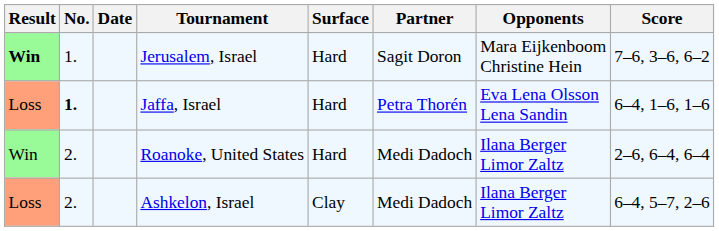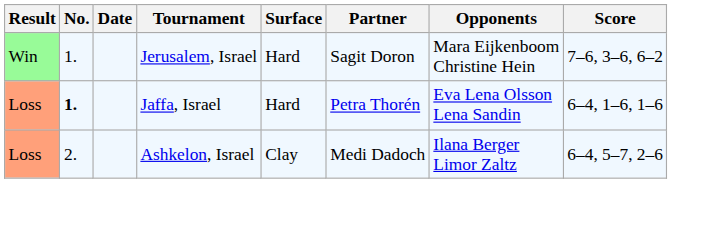(24, 56) bold -> (23, 56) normal
- row: (222, 153)
